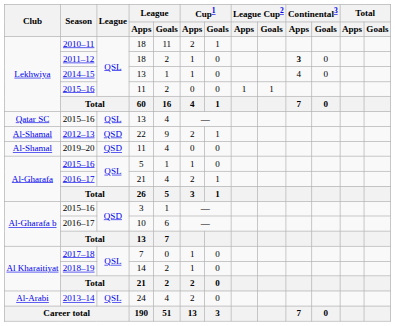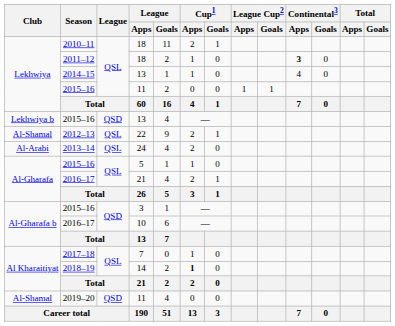(32, 119) Qatar SC -> (32, 119) Lekhwiya b
(113, 119) QSL -> (113, 119) QSD
(113, 134) QSD -> (113, 134) QSL
rows swapped: (79, 299) <-> (79, 149)
(192, 269) normal -> (192, 269) bold
